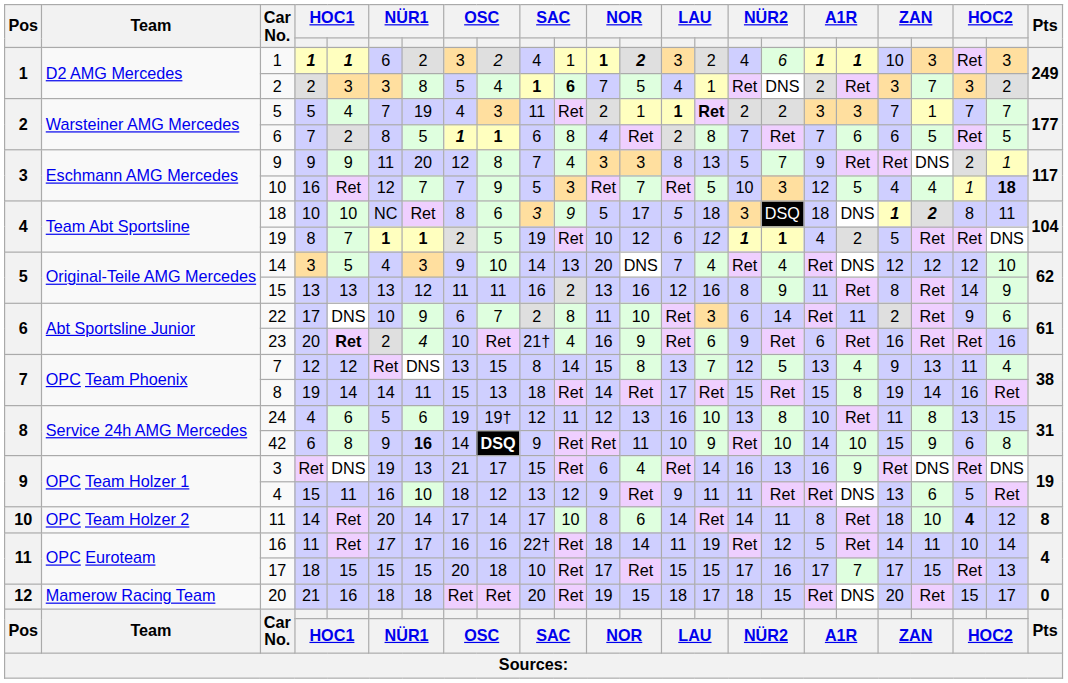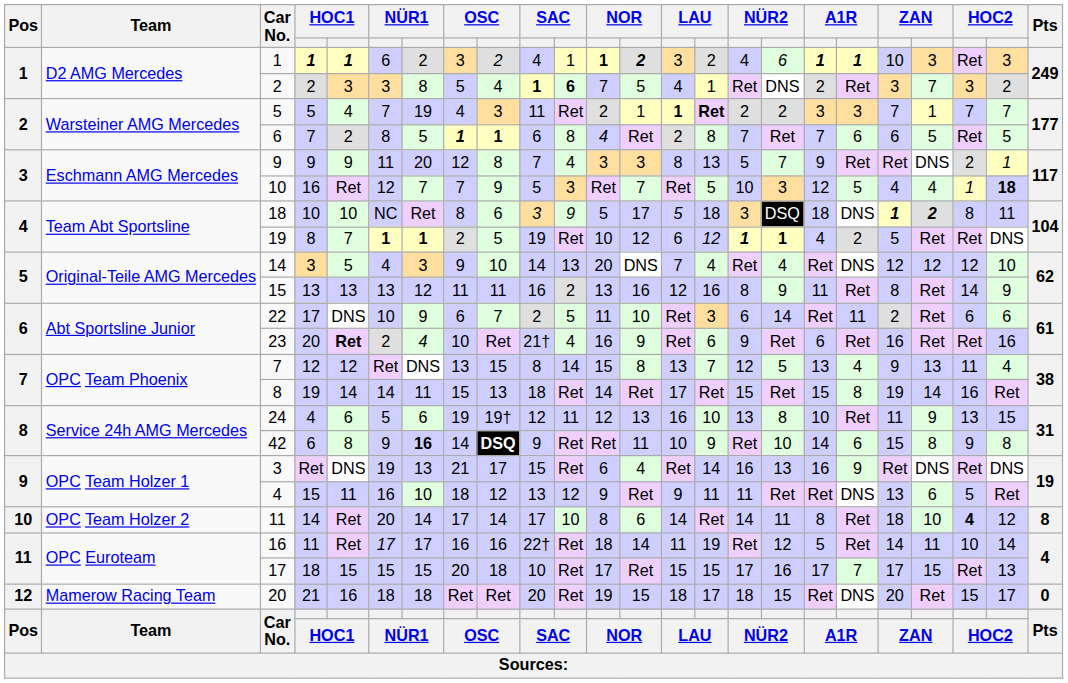(571, 315) 8 -> (571, 315) 5
(969, 315) 9 -> (969, 315) 6
(932, 417) 8 -> (932, 417) 9
(857, 443) 10 -> (857, 443) 6
(932, 443) 9 -> (932, 443) 8
(969, 443) 6 -> (969, 443) 9
